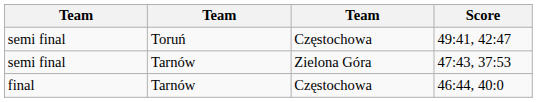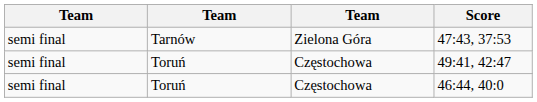rows swapped: (474, 39) <-> (474, 62)
(21, 85) final -> (37, 85) semi final
(173, 85) Tarnów -> (168, 85) Toruń
